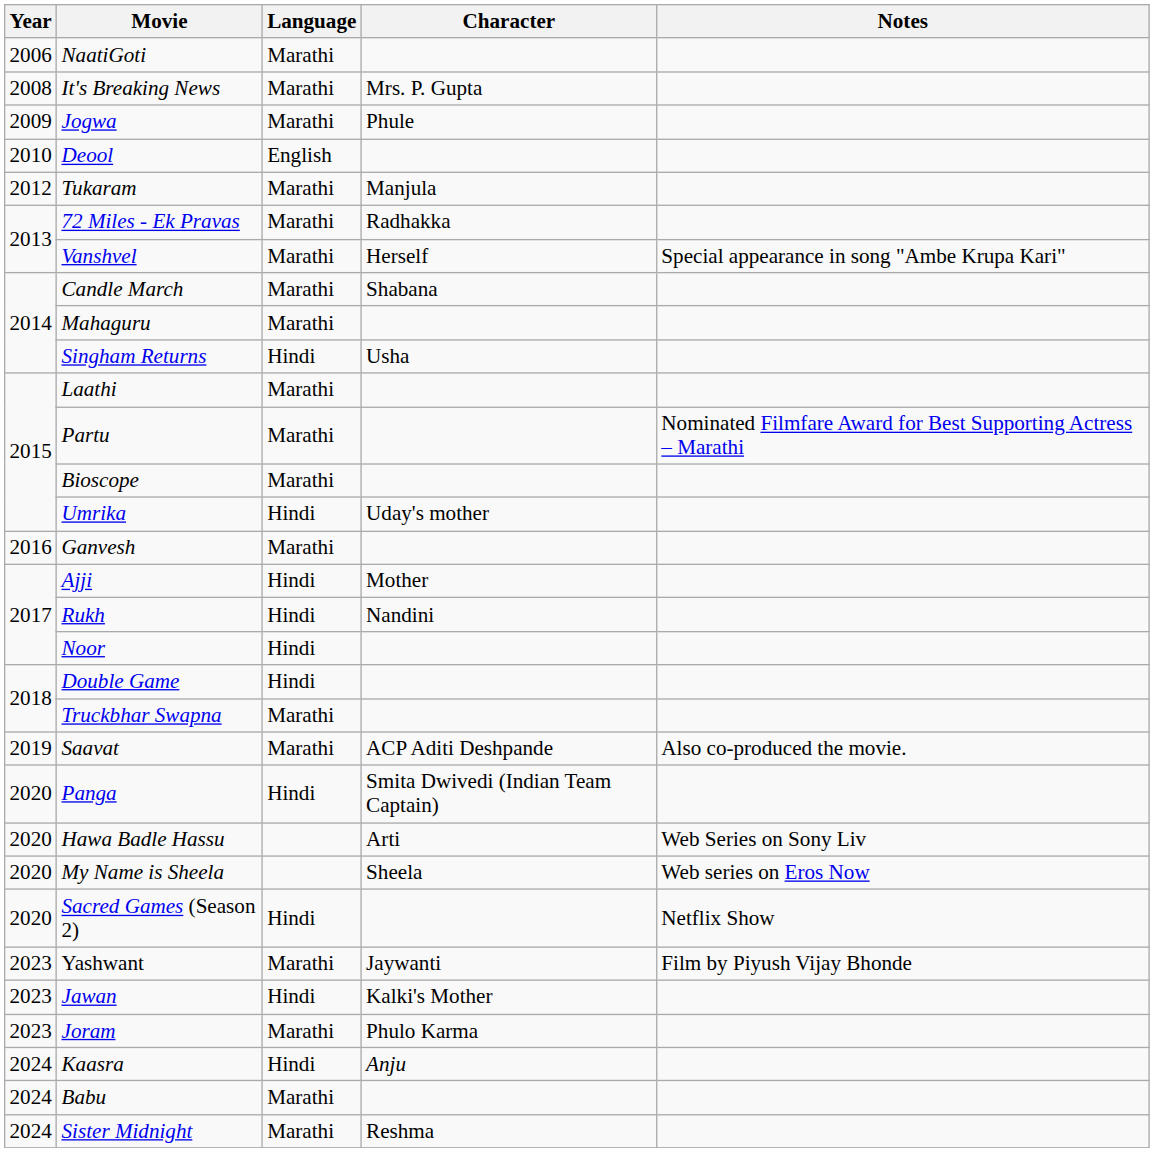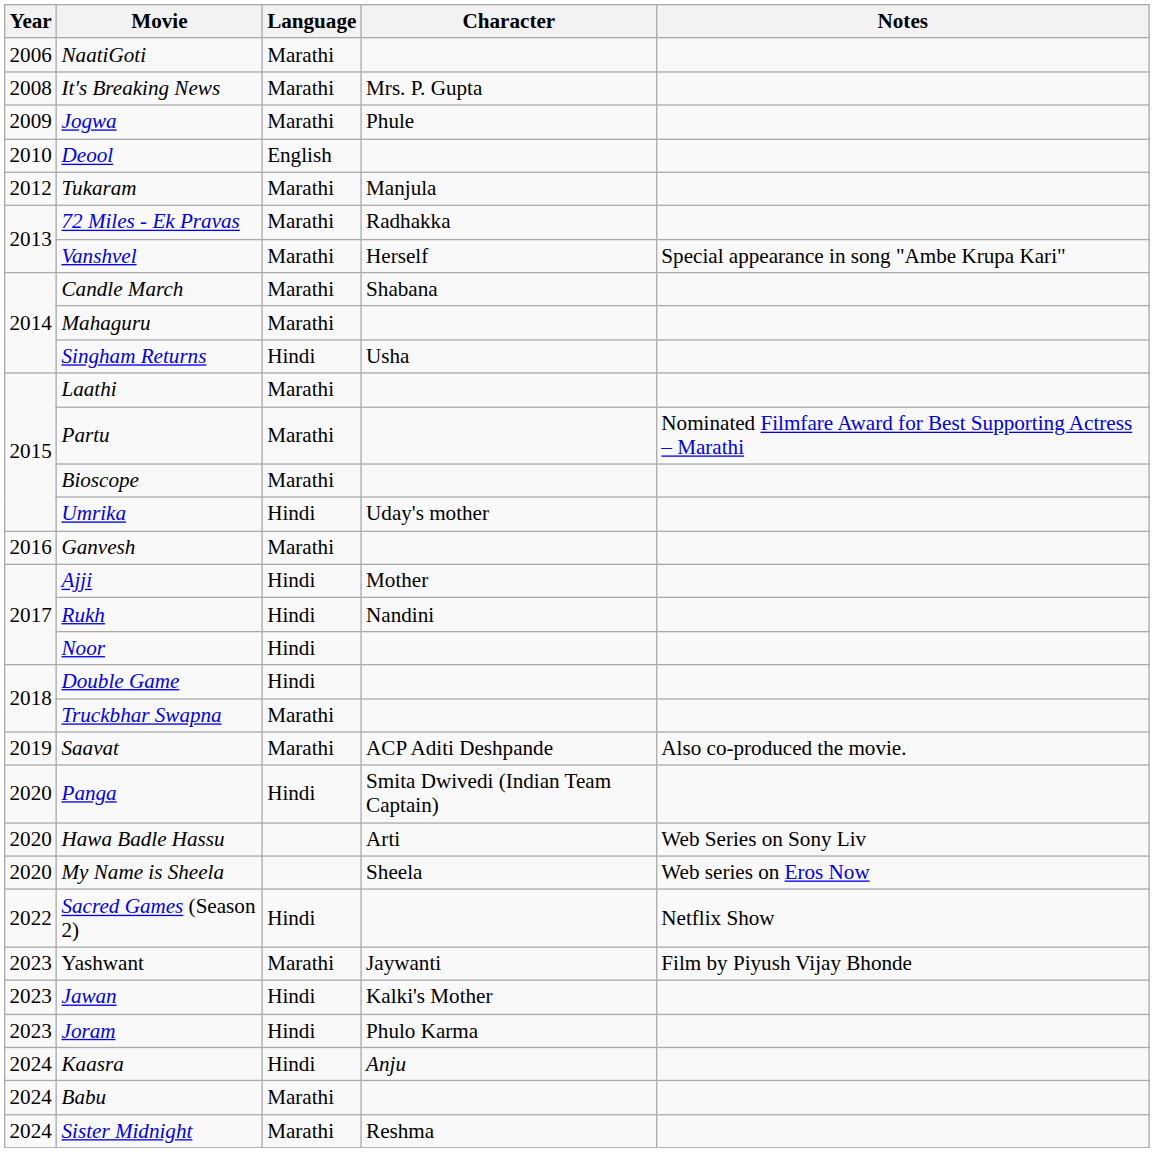(31, 918) 2020 -> (31, 918) 2022
(301, 1030) Marathi -> (291, 1030) Hindi
